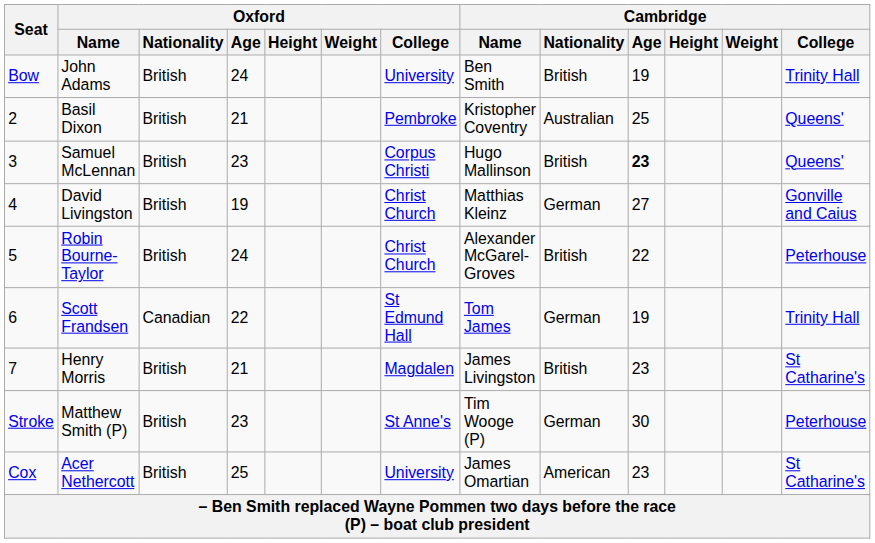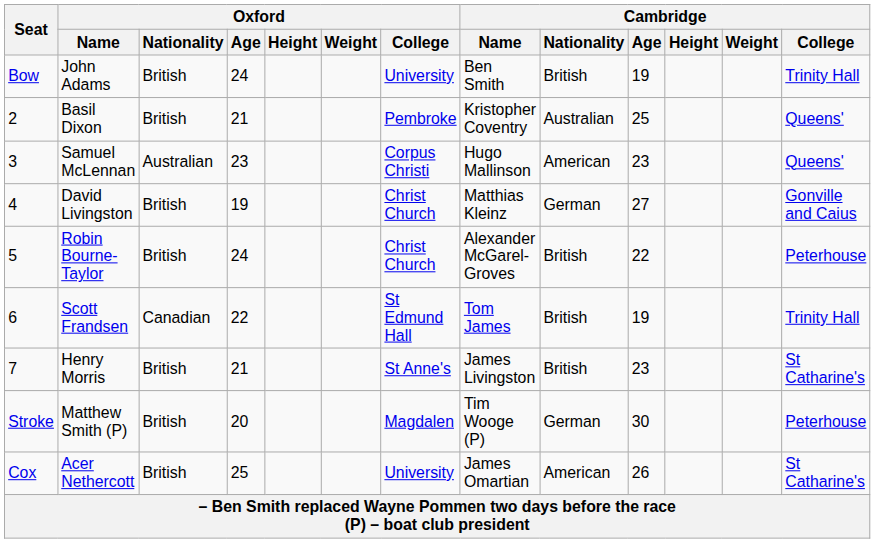(165, 162) British -> (178, 162) Australian
(565, 162) British -> (577, 162) American
(640, 162) bold -> (640, 162) normal
(572, 317) German -> (565, 317) British
(419, 369) Magdalen -> (418, 369) St Anne's
(240, 421) 23 -> (240, 421) 20
(418, 421) St Anne's -> (419, 421) Magdalen
(640, 473) 23 -> (640, 473) 26
